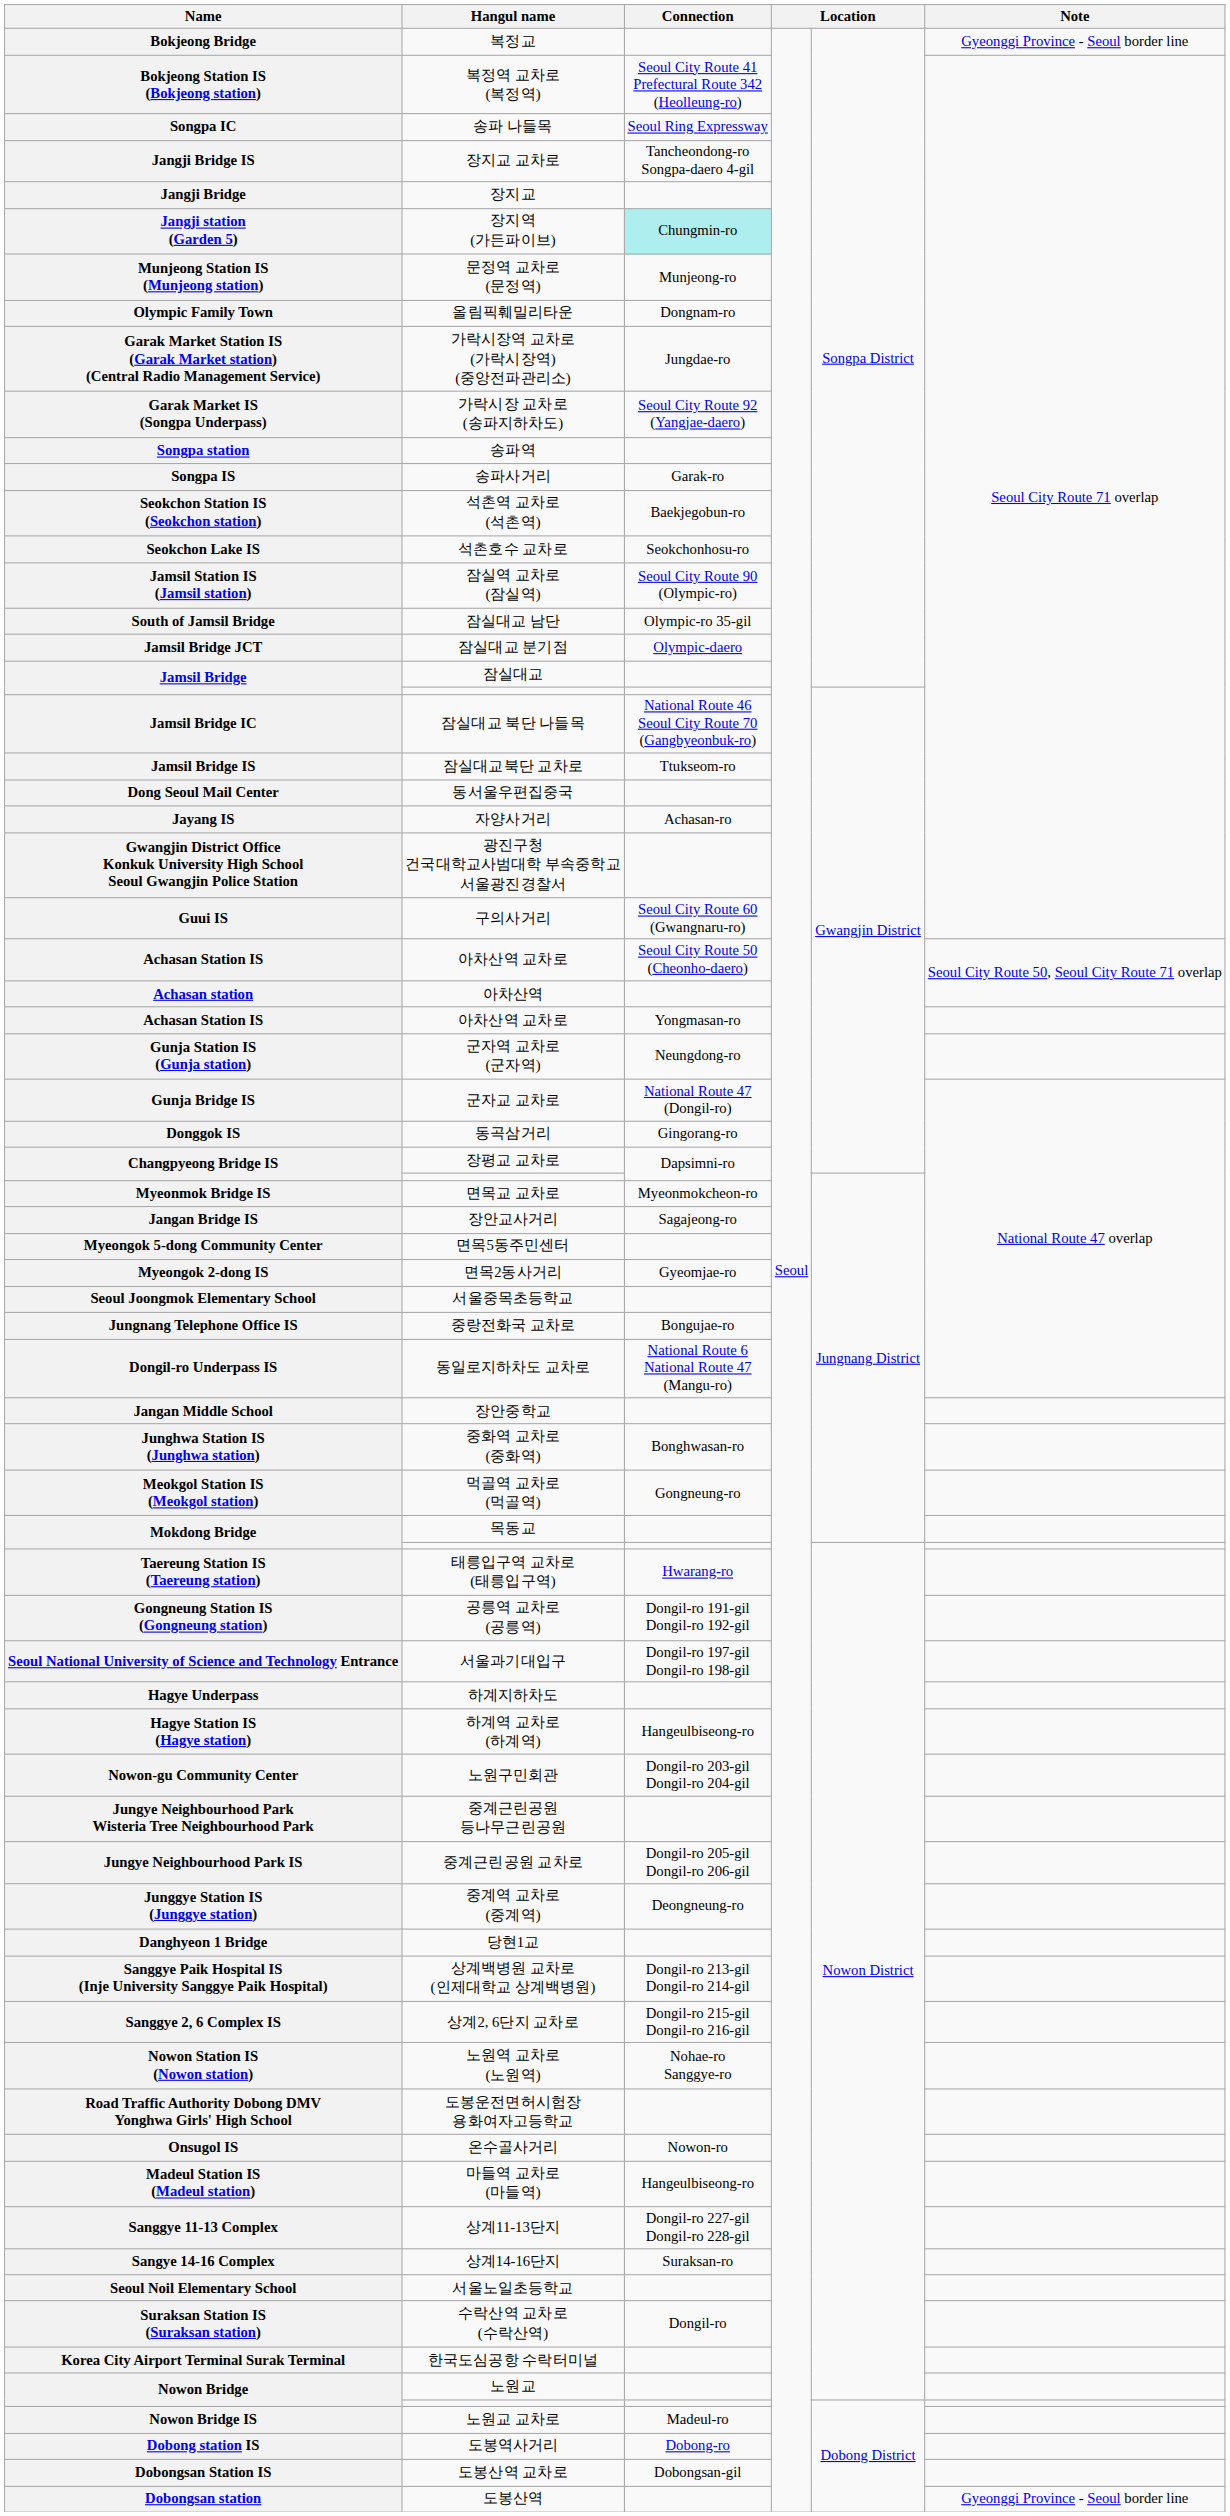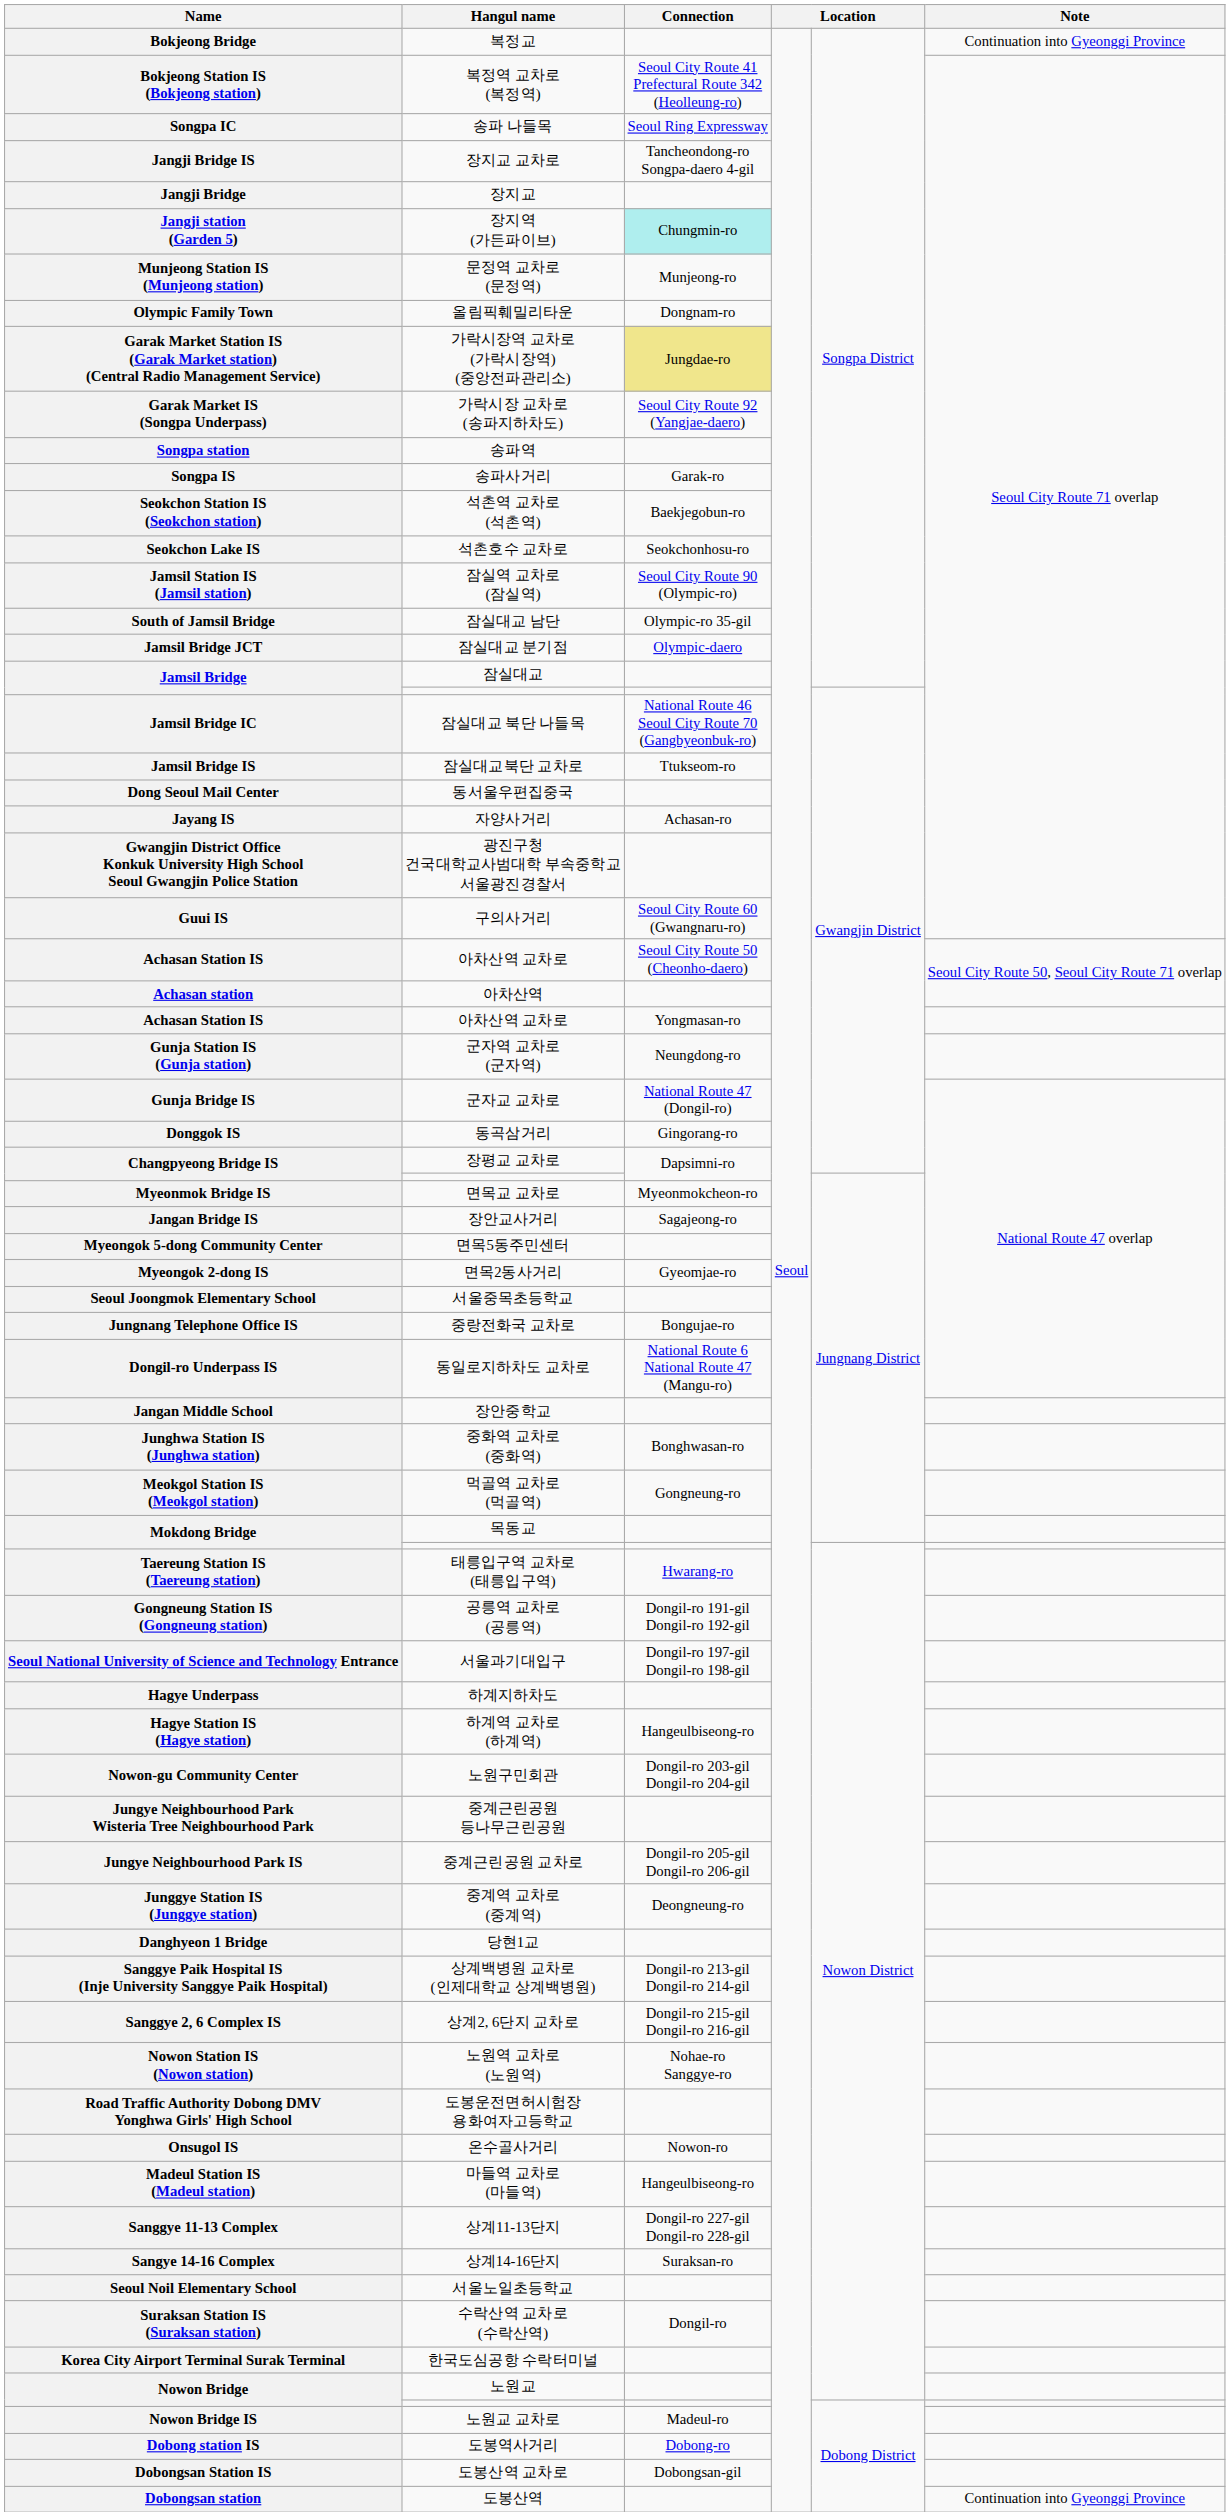(1075, 41) Gyeonggi Province - Seoul border line -> (1075, 41) Continuation into Gyeonggi Province
(698, 358) no background -> (698, 358) khaki background
(1075, 2498) Gyeonggi Province - Seoul border line -> (1075, 2498) Continuation into Gyeonggi Province
